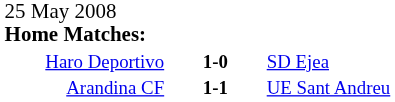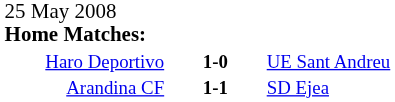(298, 61) SD Ejea -> (328, 61) UE Sant Andreu
(328, 87) UE Sant Andreu -> (298, 87) SD Ejea
